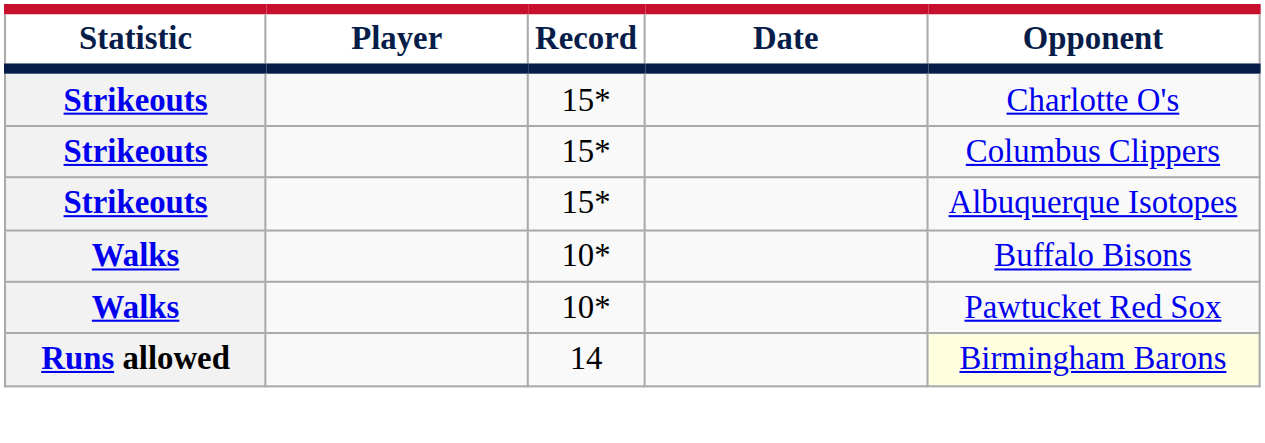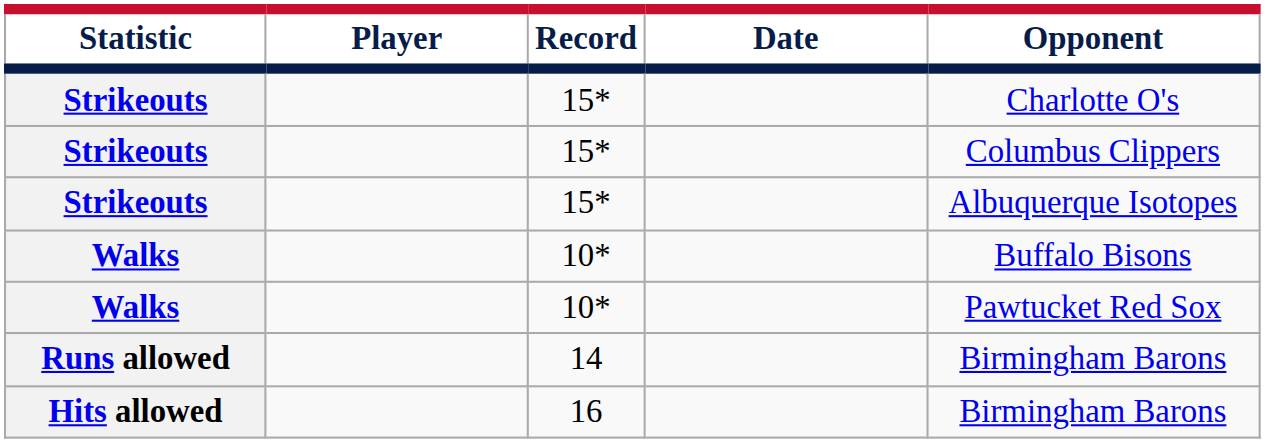(1093, 359) lightyellow background -> (1093, 359) no background
+ row: (136, 411)
